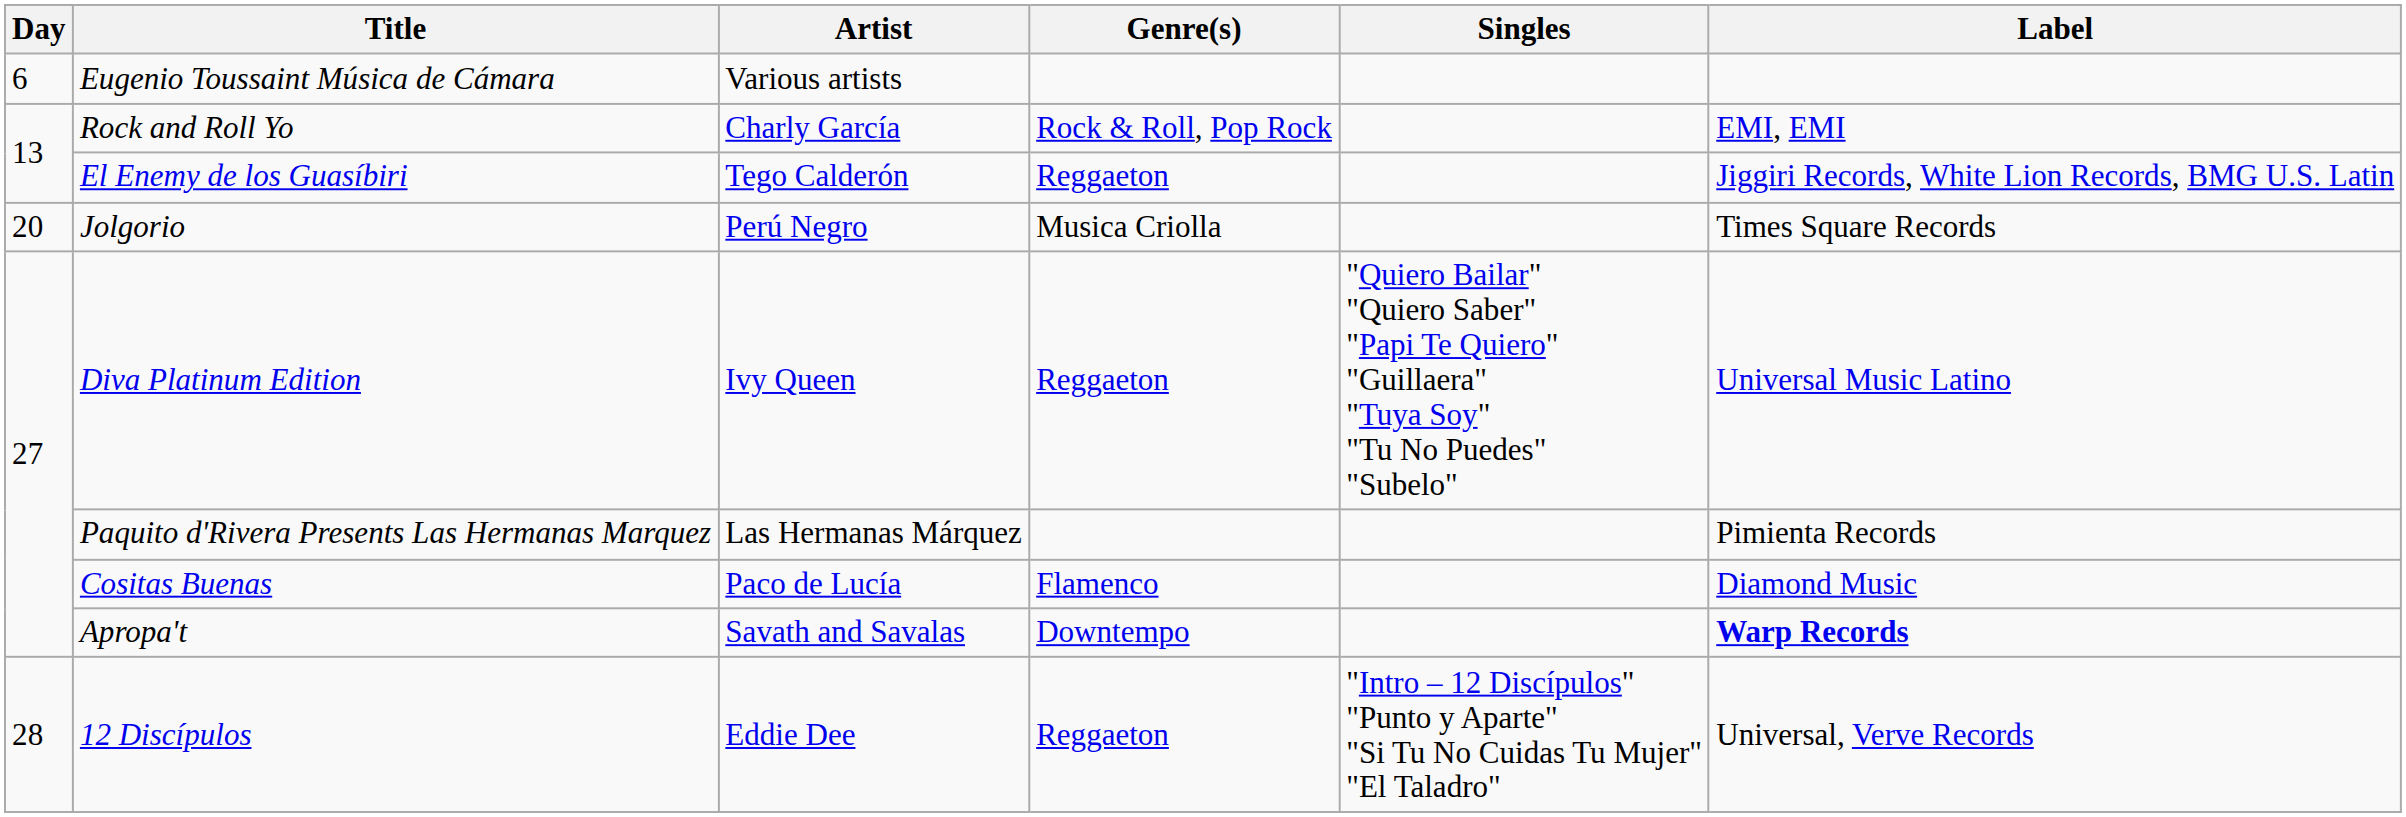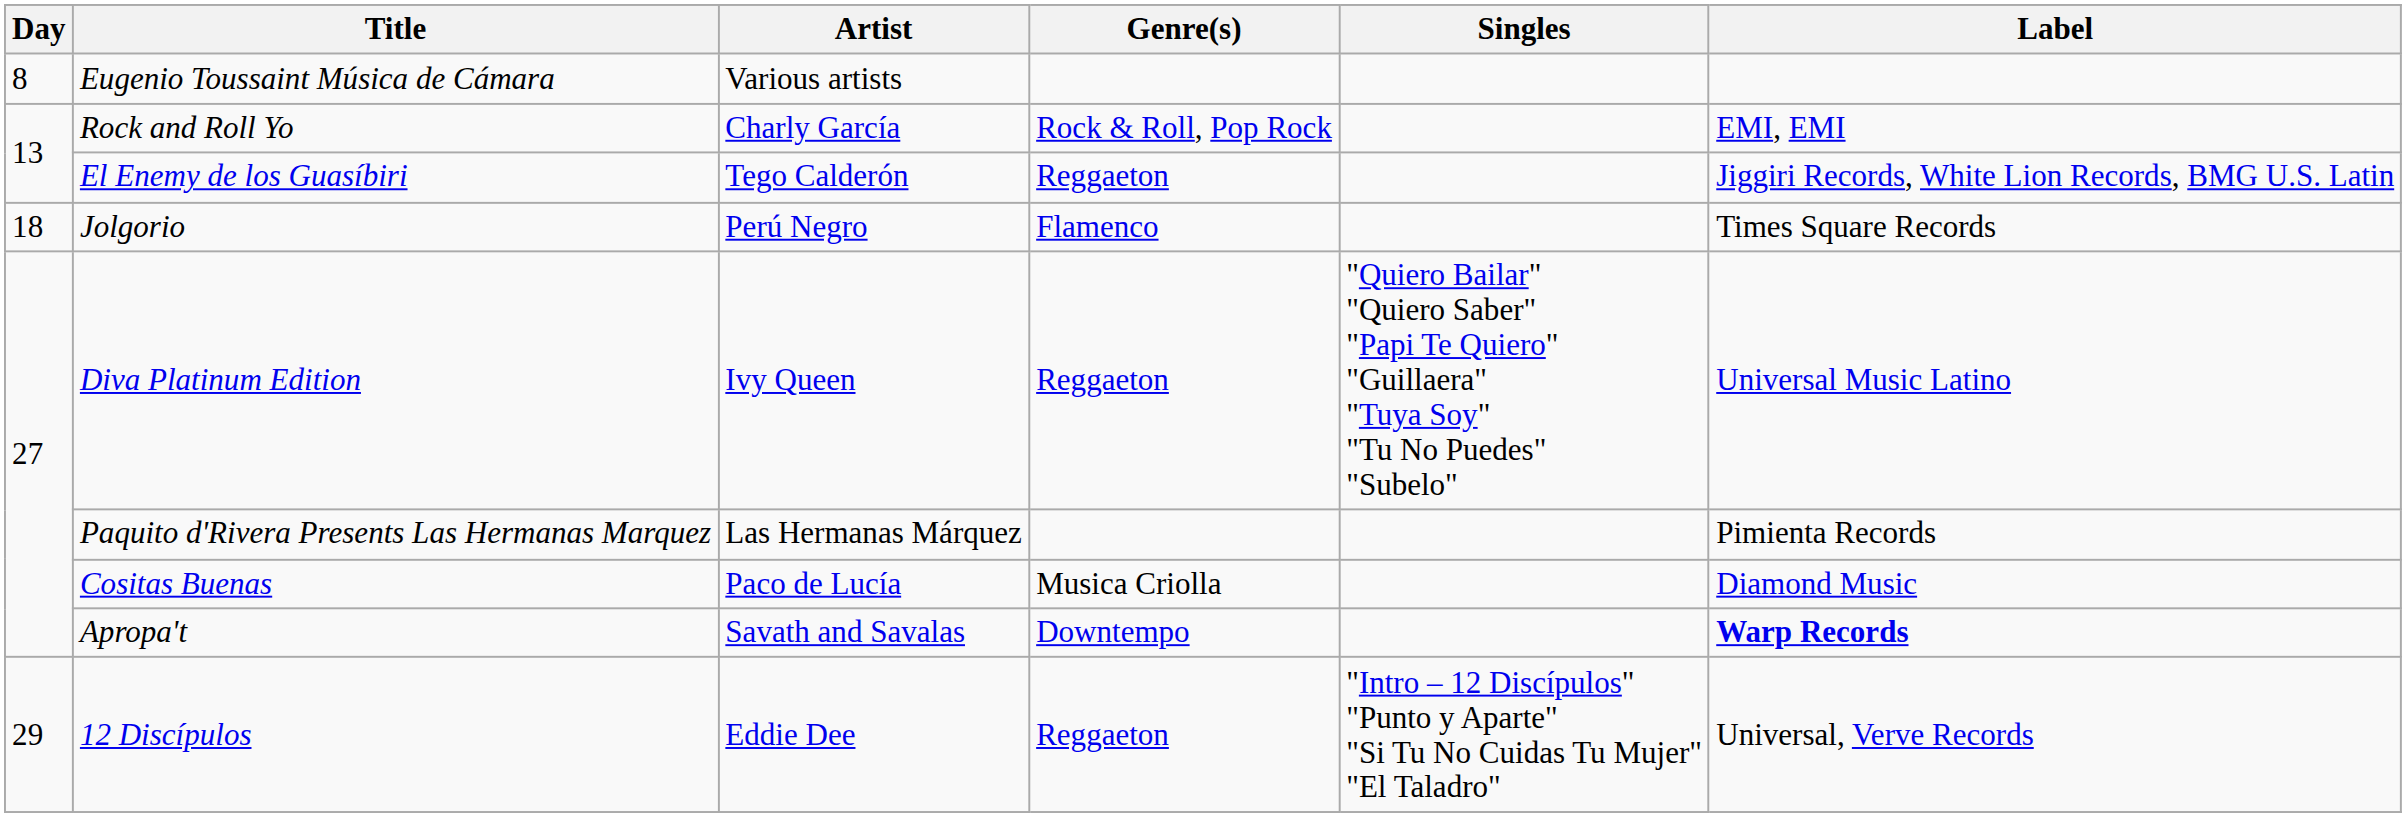(20, 78) 6 -> (20, 78) 8
(28, 226) 20 -> (28, 226) 18
(1129, 226) Musica Criolla -> (1097, 226) Flamenco
(1097, 583) Flamenco -> (1129, 583) Musica Criolla
(28, 734) 28 -> (28, 734) 29
